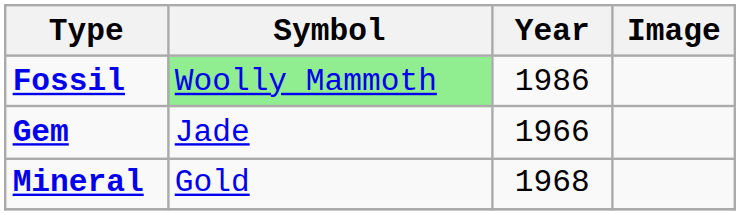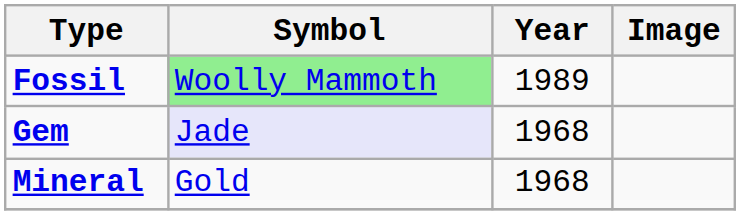(552, 81) 1986 -> (552, 81) 1989
(212, 132) no background -> (212, 132) lavender background
(552, 132) 1966 -> (552, 132) 1968
